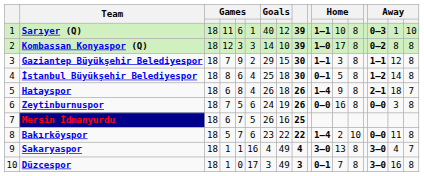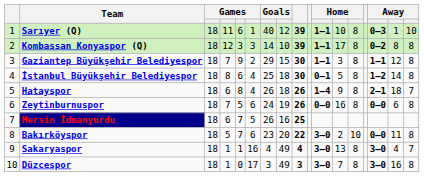(322, 46) 1–0 -> (322, 46) 1–1
(396, 105) 3 -> (396, 105) 6
(284, 135) 22 -> (284, 135) 20
(322, 135) 1–4 -> (322, 135) 3–0
(322, 164) 0–1 -> (322, 164) 3–0
